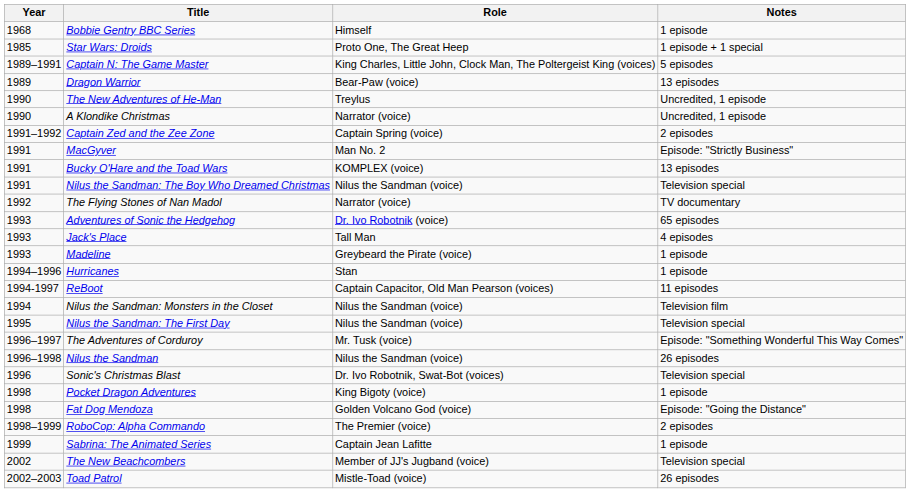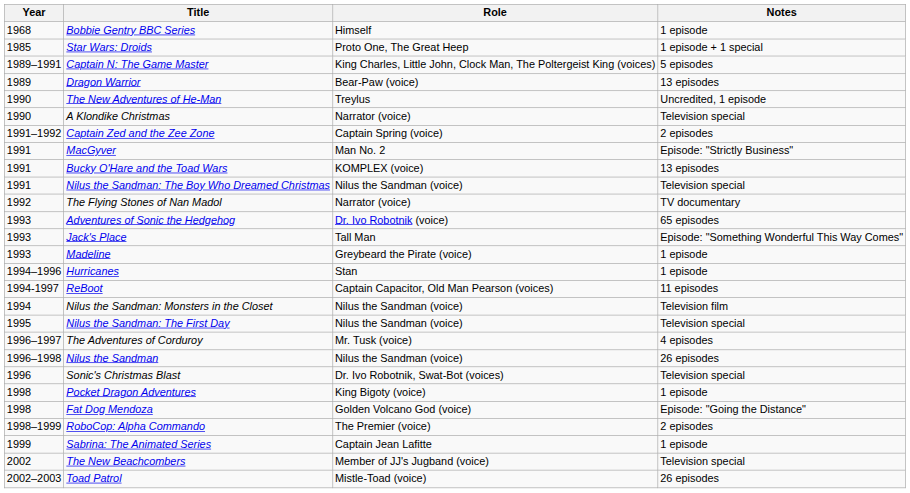(713, 116) Uncredited, 1 episode -> (703, 116) Television special
(687, 237) 4 episodes -> (782, 237) Episode: "Something Wonderful This Way Comes"
(782, 340) Episode: "Something Wonderful This Way Comes" -> (687, 340) 4 episodes
